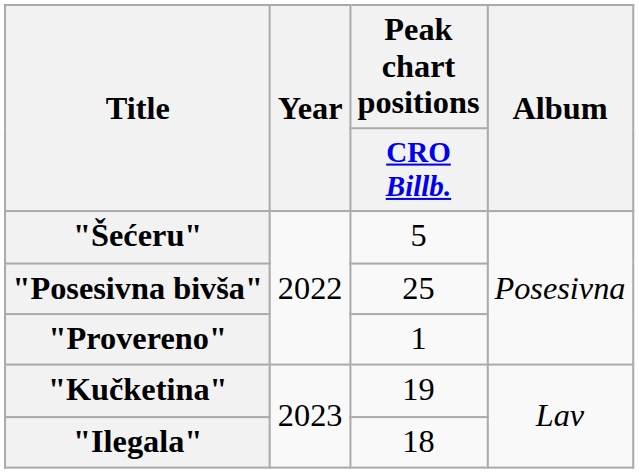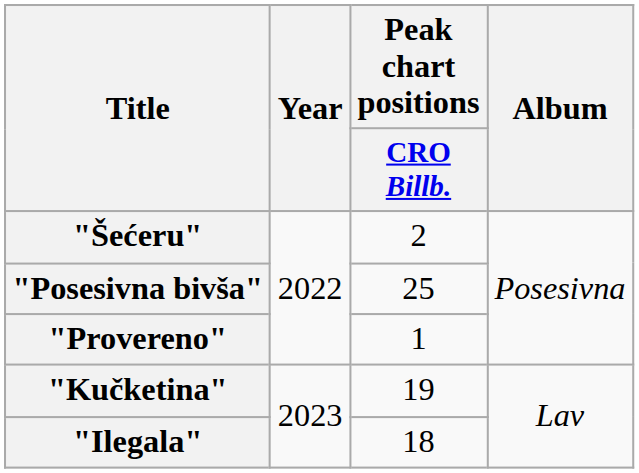(418, 236) 5 -> (418, 236) 2
